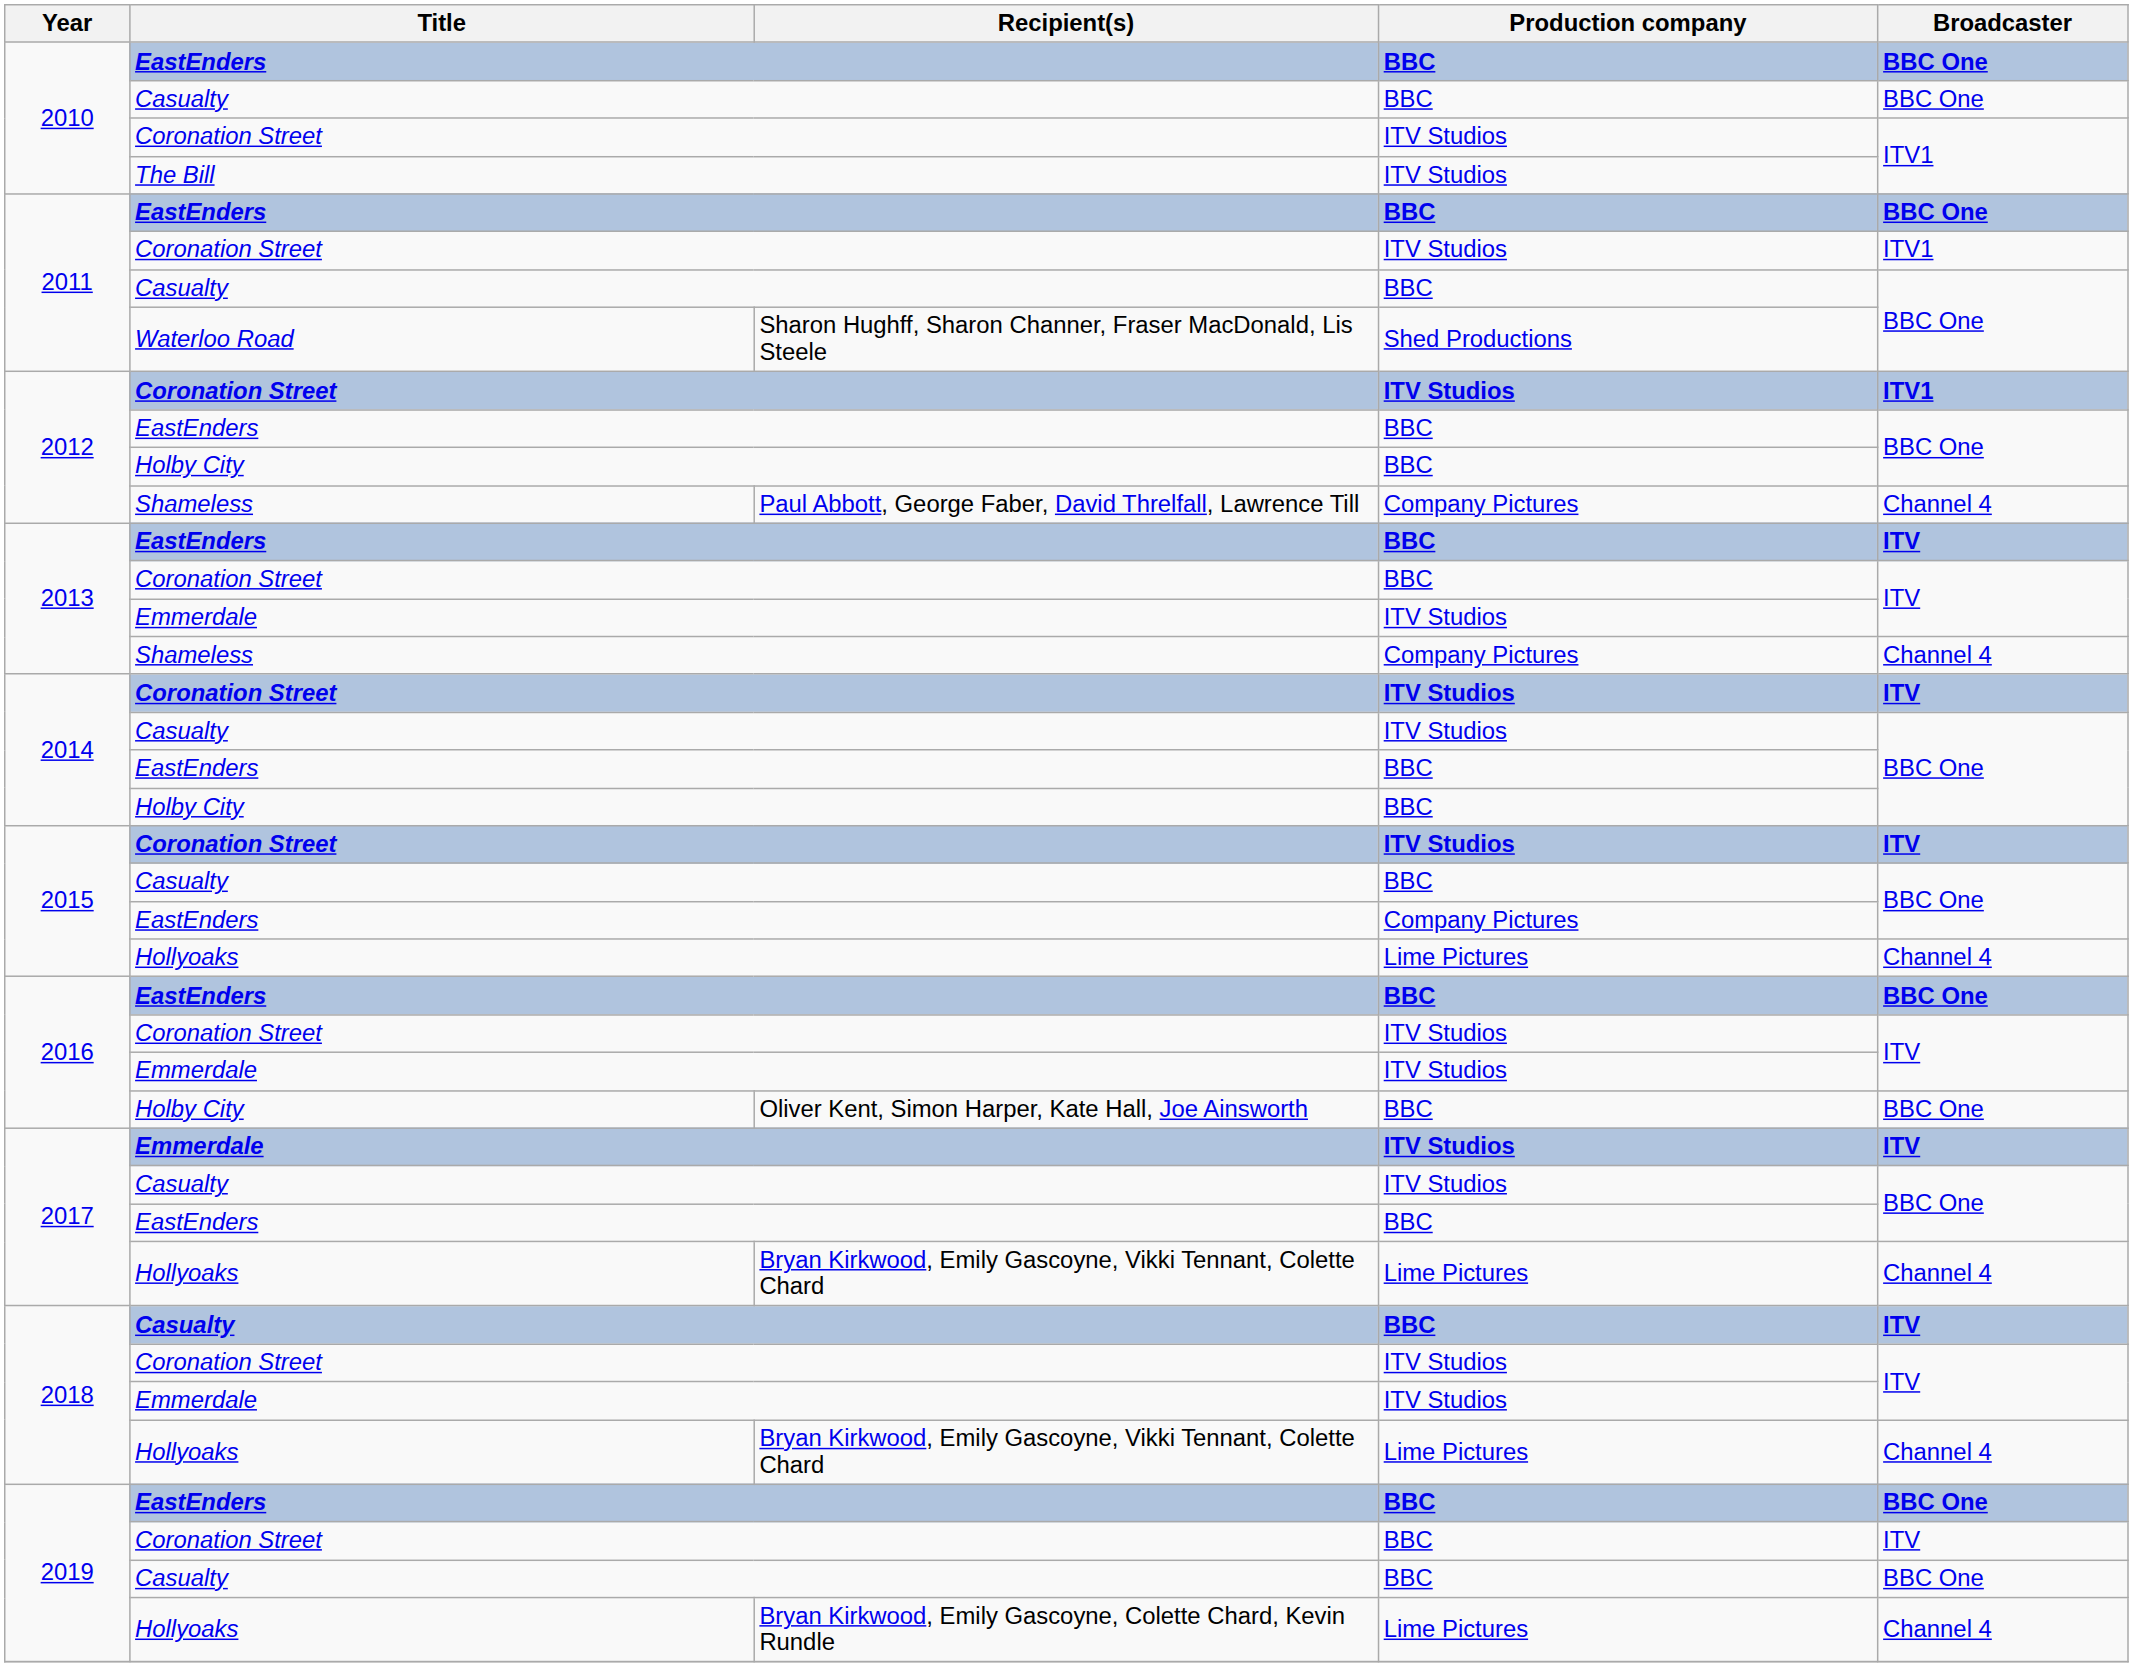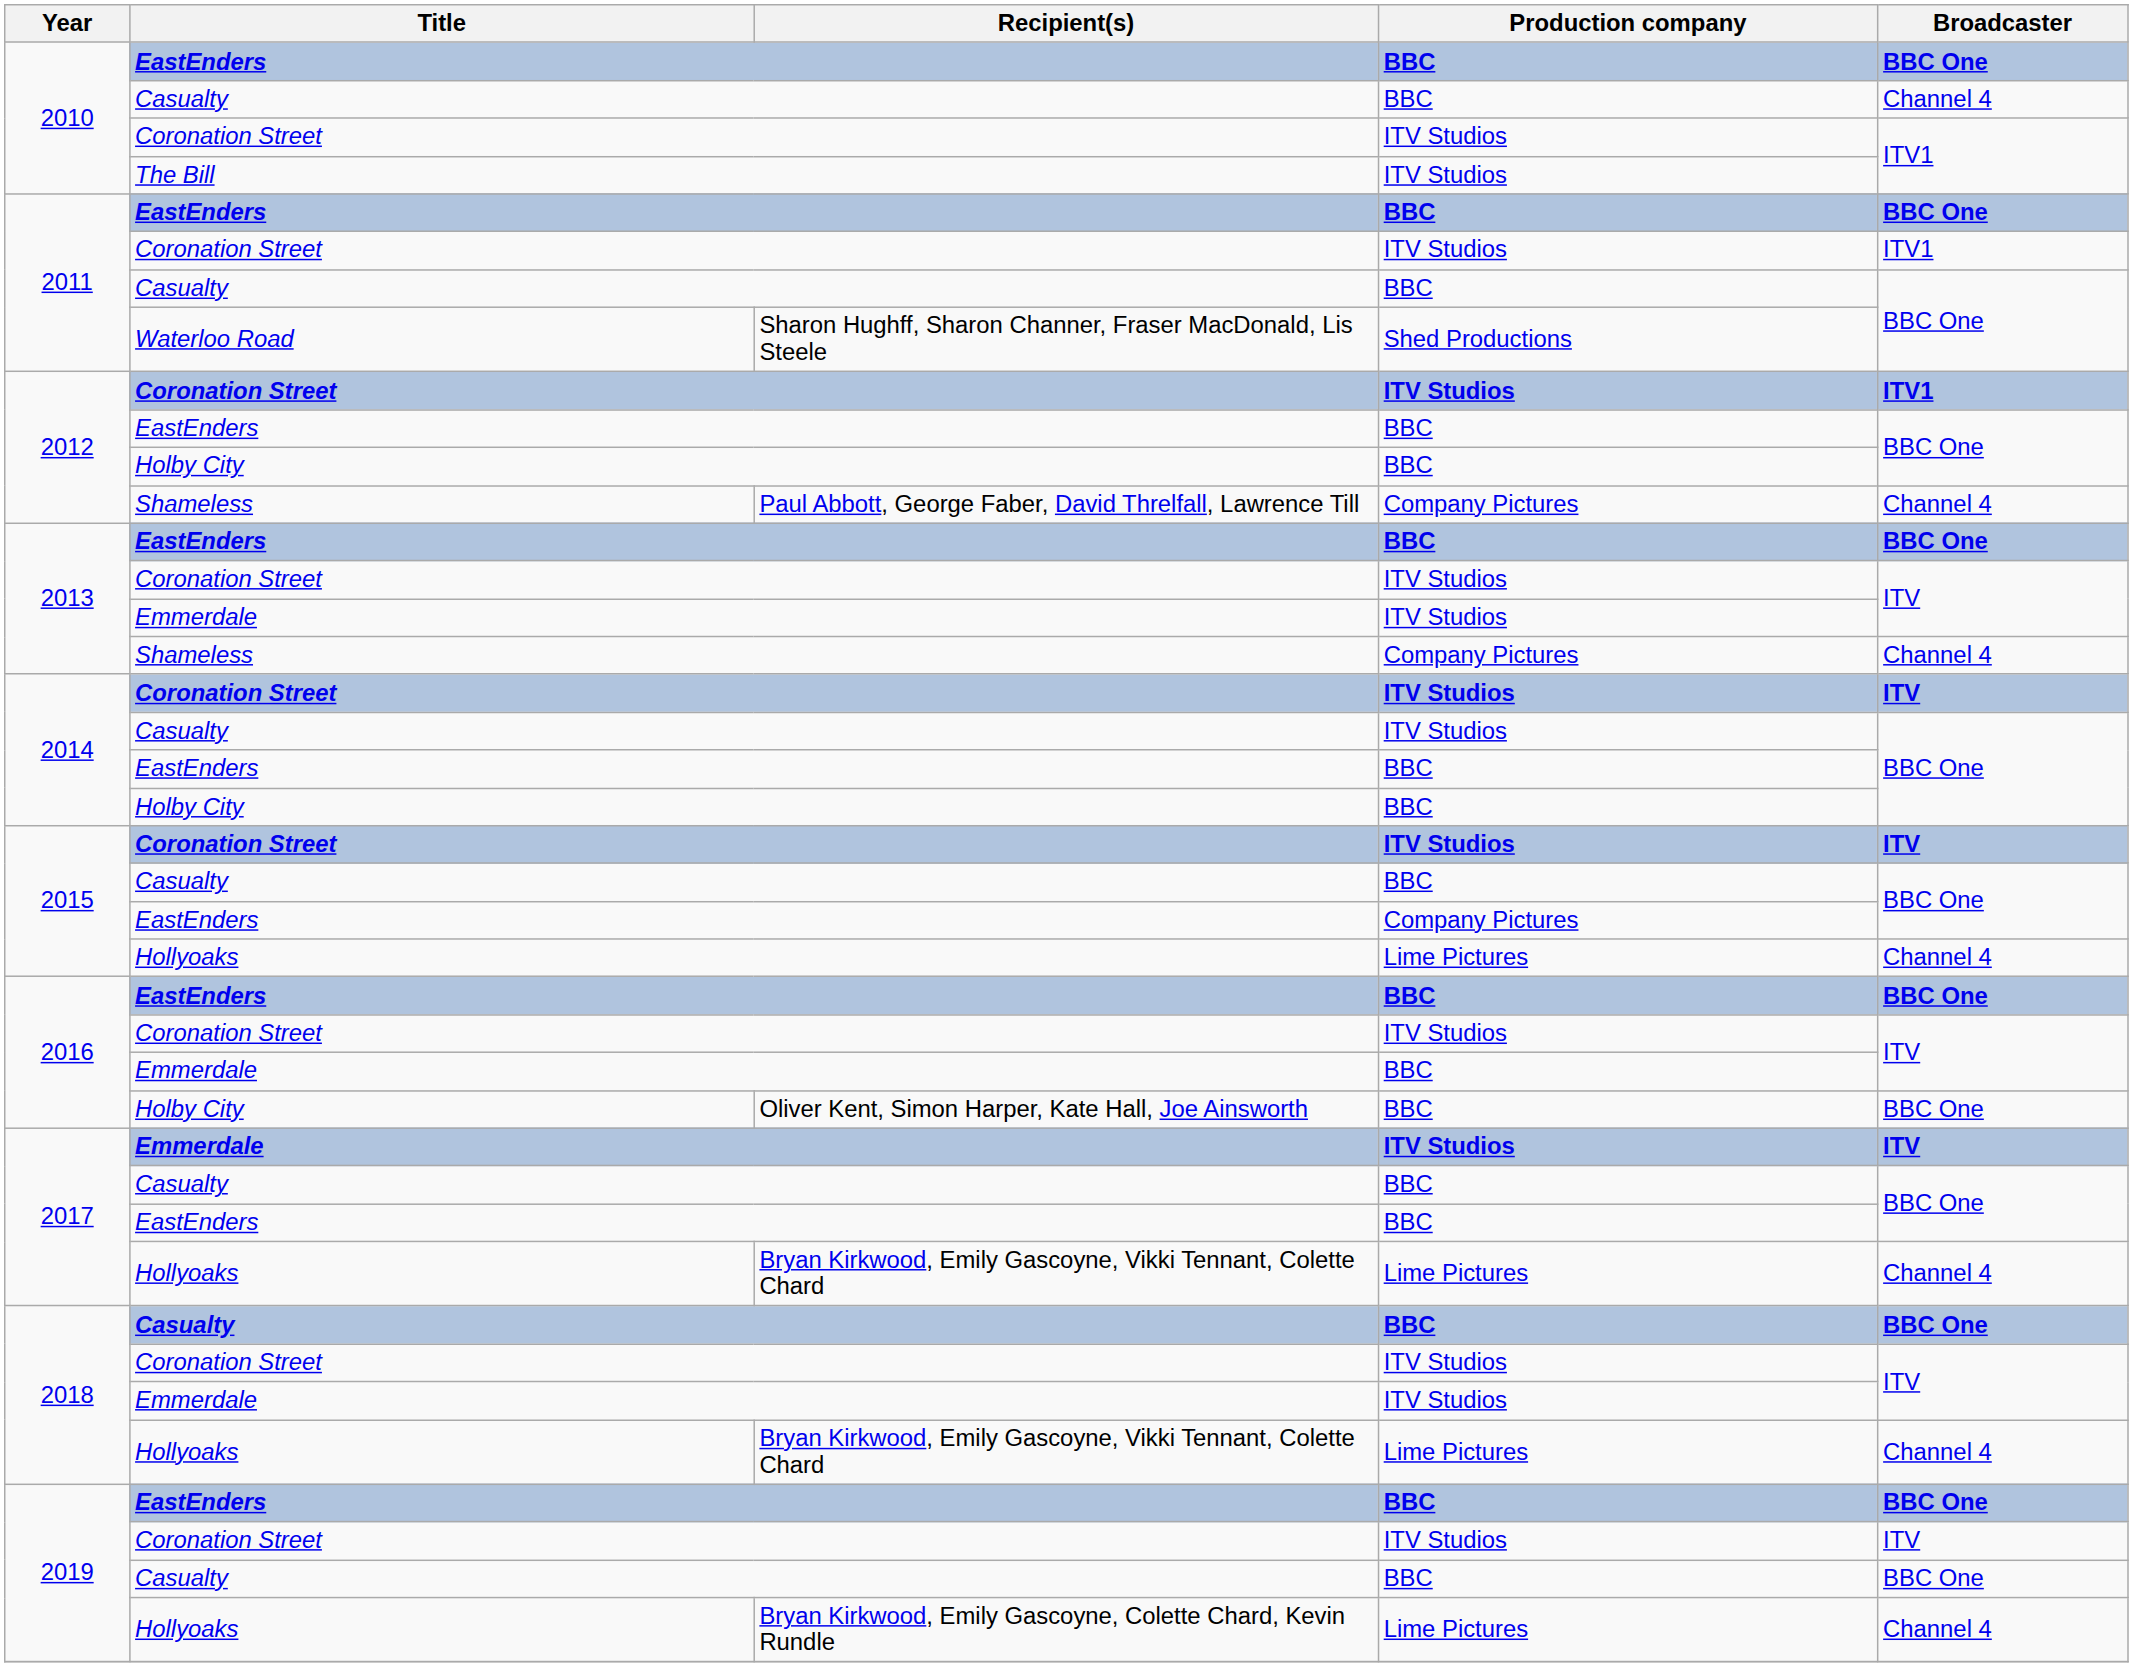(1933, 99) BBC One -> (1937, 99) Channel 4
(1902, 541) ITV -> (1935, 541) BBC One
(1408, 579) BBC -> (1445, 579) ITV Studios
(1445, 1071) ITV Studios -> (1408, 1071) BBC
(1445, 1184) ITV Studios -> (1408, 1184) BBC
(1902, 1324) ITV -> (1935, 1324) BBC One
(1408, 1540) BBC -> (1445, 1540) ITV Studios
